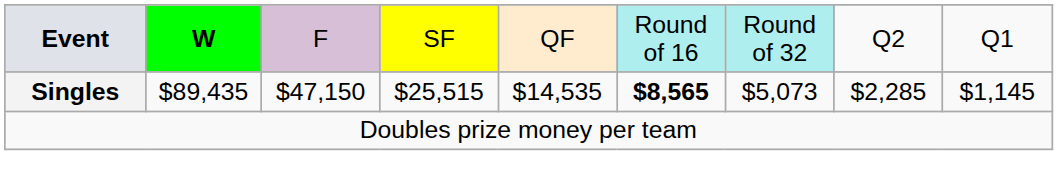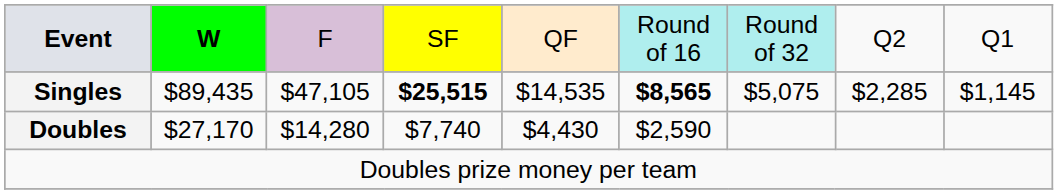(321, 91) $47,150 -> (325, 91) $47,105
(439, 91) normal -> (443, 91) bold
(780, 91) $5,073 -> (782, 91) $5,075
+ row: (78, 131)
